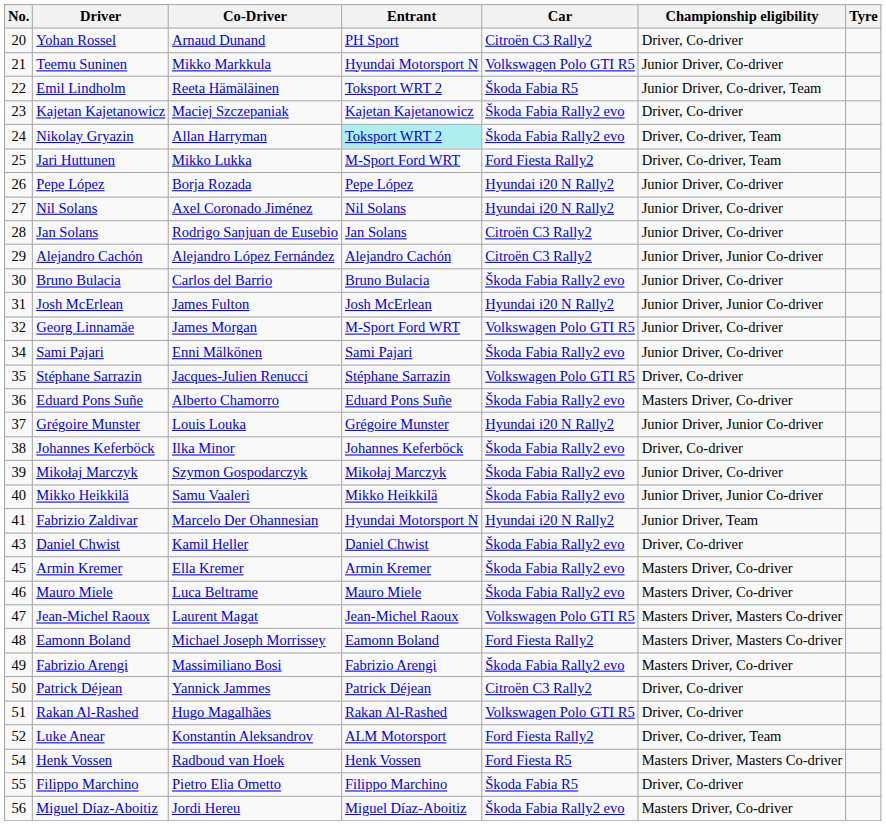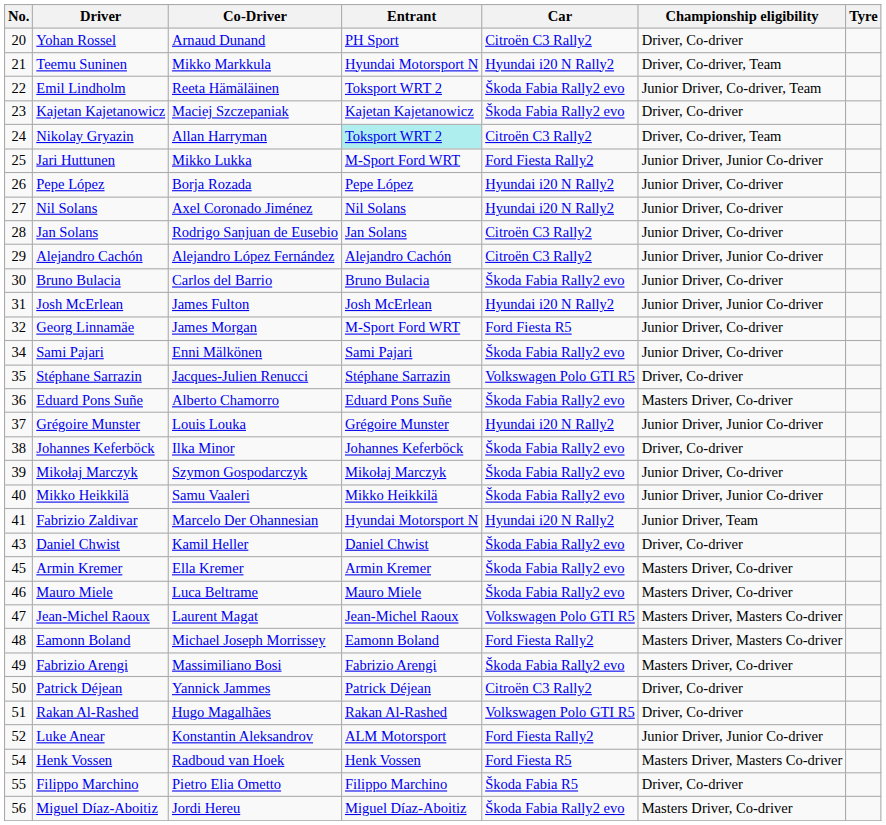(560, 64) Volkswagen Polo GTI R5 -> (550, 64) Hyundai i20 N Rally2
(712, 64) Junior Driver, Co-driver -> (712, 64) Driver, Co-driver, Team
(532, 88) Škoda Fabia R5 -> (555, 88) Škoda Fabia Rally2 evo
(555, 136) Škoda Fabia Rally2 evo -> (538, 136) Citroën C3 Rally2
(712, 160) Driver, Co-driver, Team -> (732, 160) Junior Driver, Junior Co-driver
(560, 328) Volkswagen Polo GTI R5 -> (528, 328) Ford Fiesta R5
(712, 736) Driver, Co-driver, Team -> (732, 736) Junior Driver, Junior Co-driver
